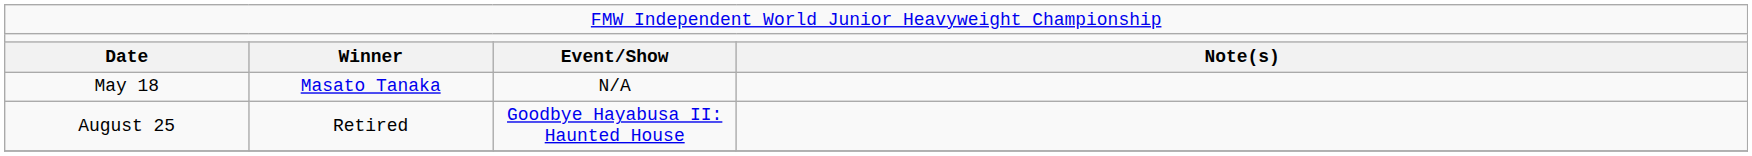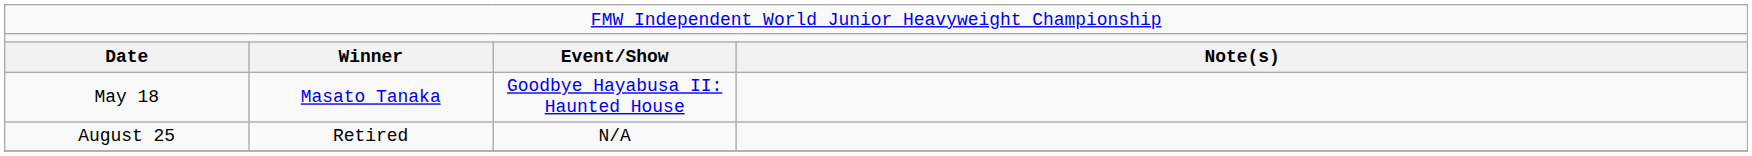(615, 86) N/A -> (615, 97) Goodbye Hayabusa II: Haunted House
(615, 126) Goodbye Hayabusa II: Haunted House -> (615, 136) N/A
